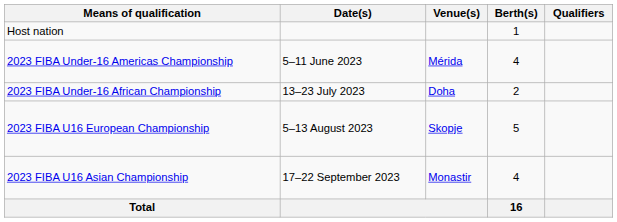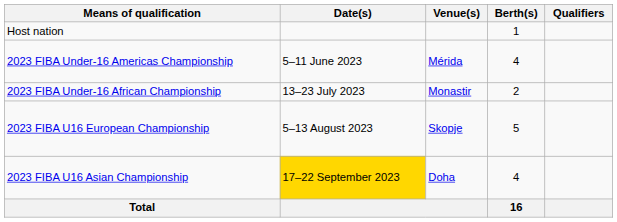(442, 91) Doha -> (450, 91) Monastir
(341, 177) no background -> (341, 177) gold background
(450, 177) Monastir -> (442, 177) Doha
